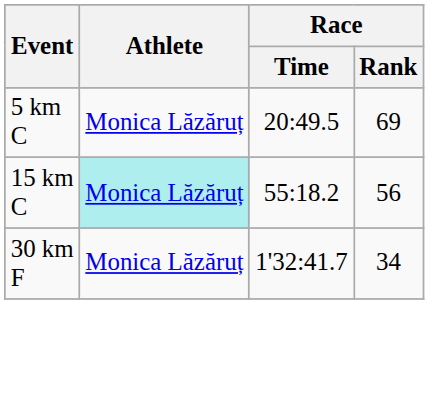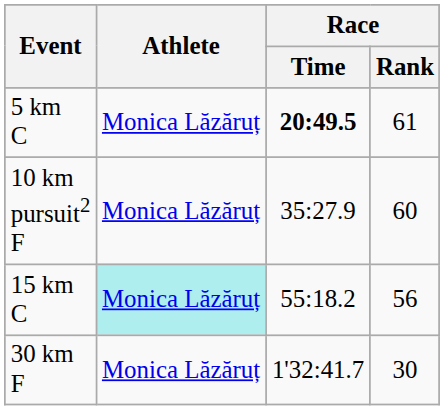(301, 122) normal -> (318, 122) bold
(388, 122) 69 -> (405, 122) 61
+ row: (50, 210)
(388, 263) 34 -> (405, 369) 30
